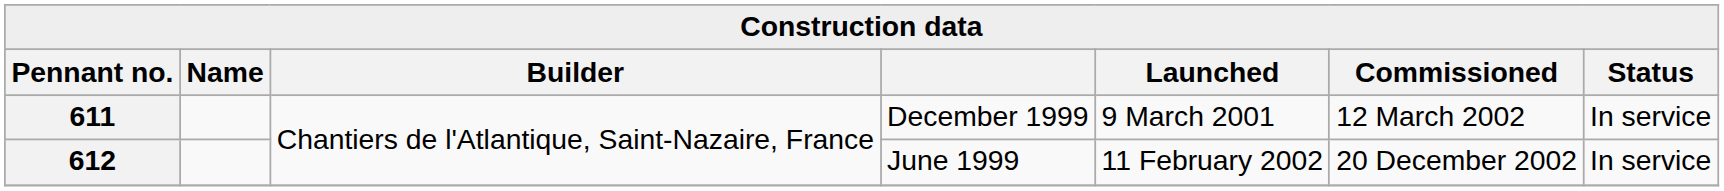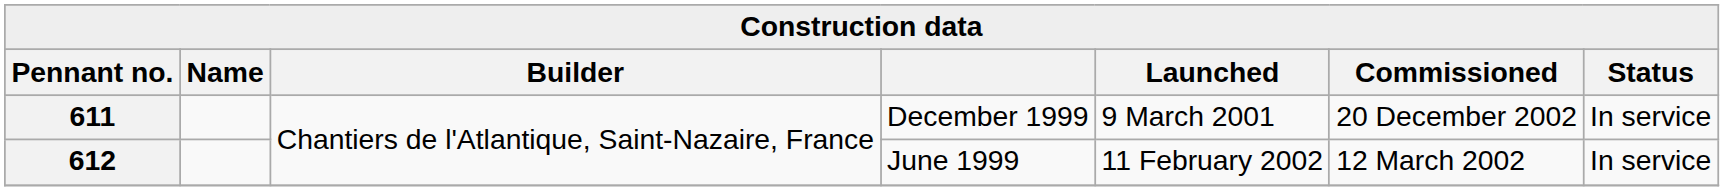(1431, 116) 12 March 2002 -> (1457, 116) 20 December 2002
(1457, 161) 20 December 2002 -> (1431, 161) 12 March 2002
